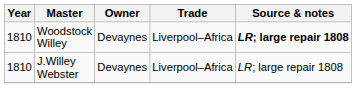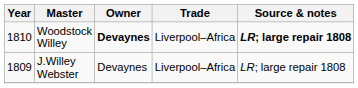(122, 37) normal -> (124, 37) bold
(19, 67) 1810 -> (19, 67) 1809
